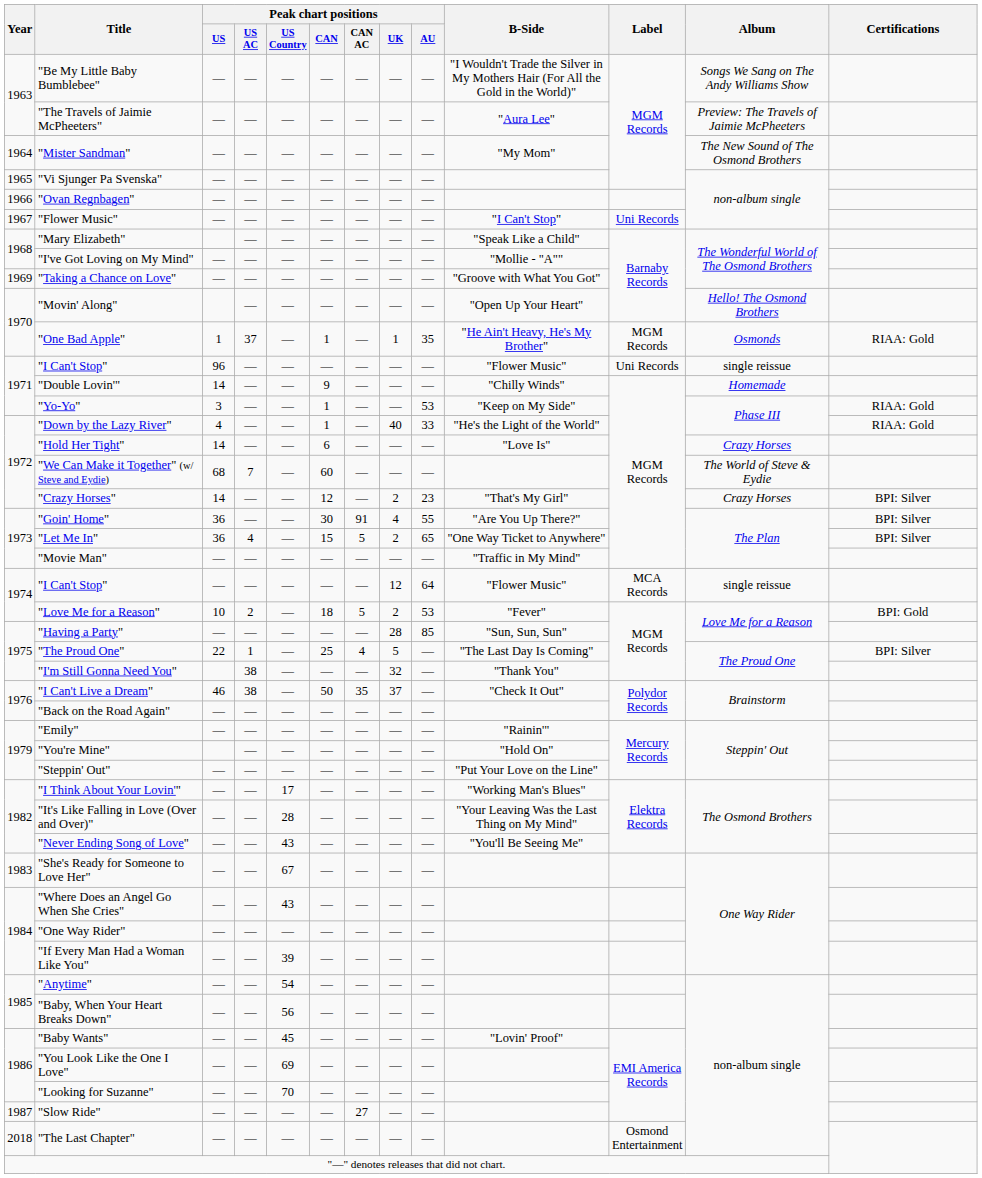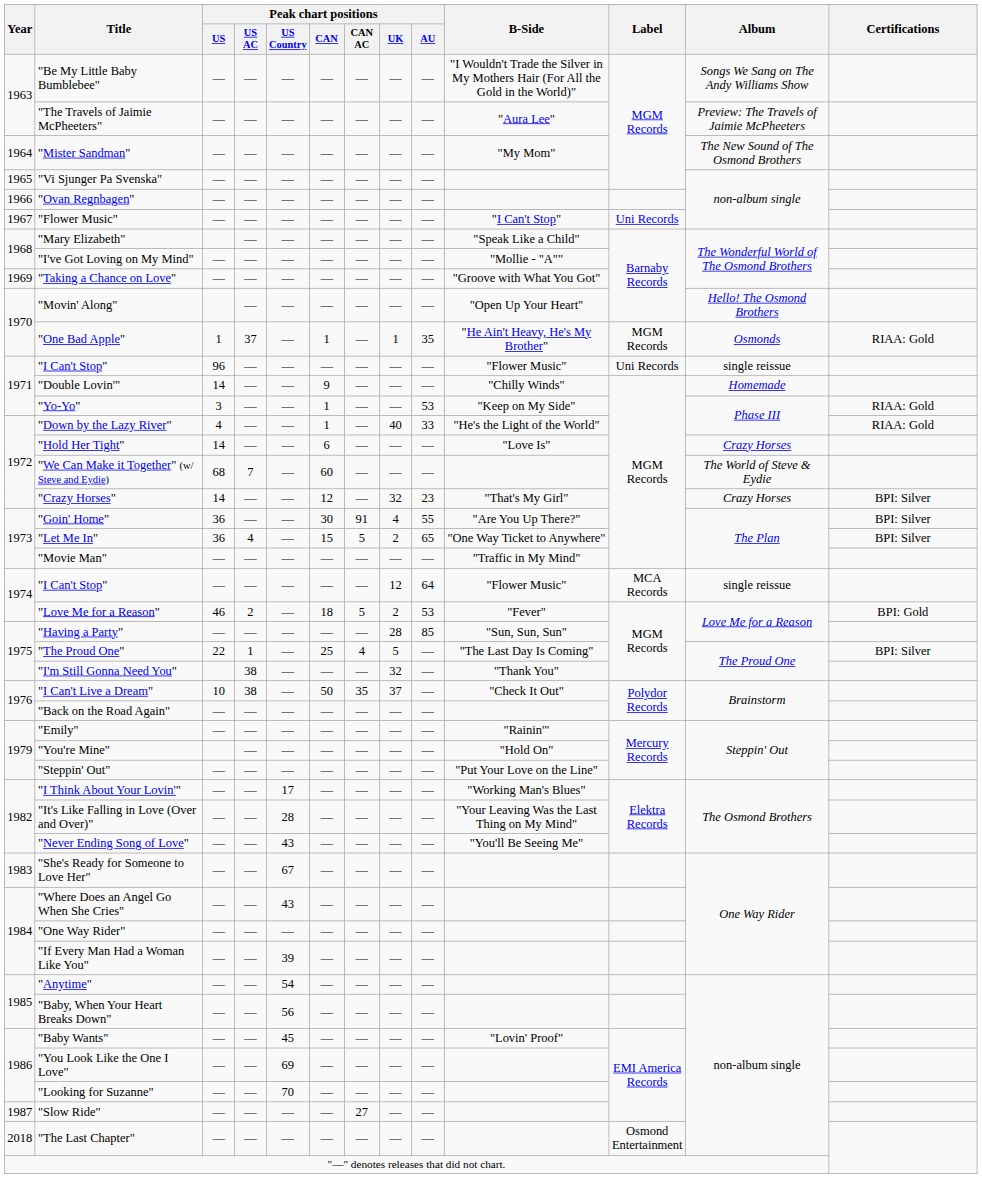(396, 498) 2 -> (396, 498) 32
(219, 611) 10 -> (219, 611) 46
(219, 690) 46 -> (219, 690) 10
